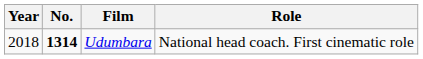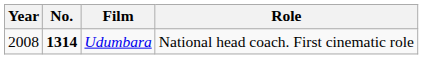(24, 41) 2018 -> (24, 41) 2008
